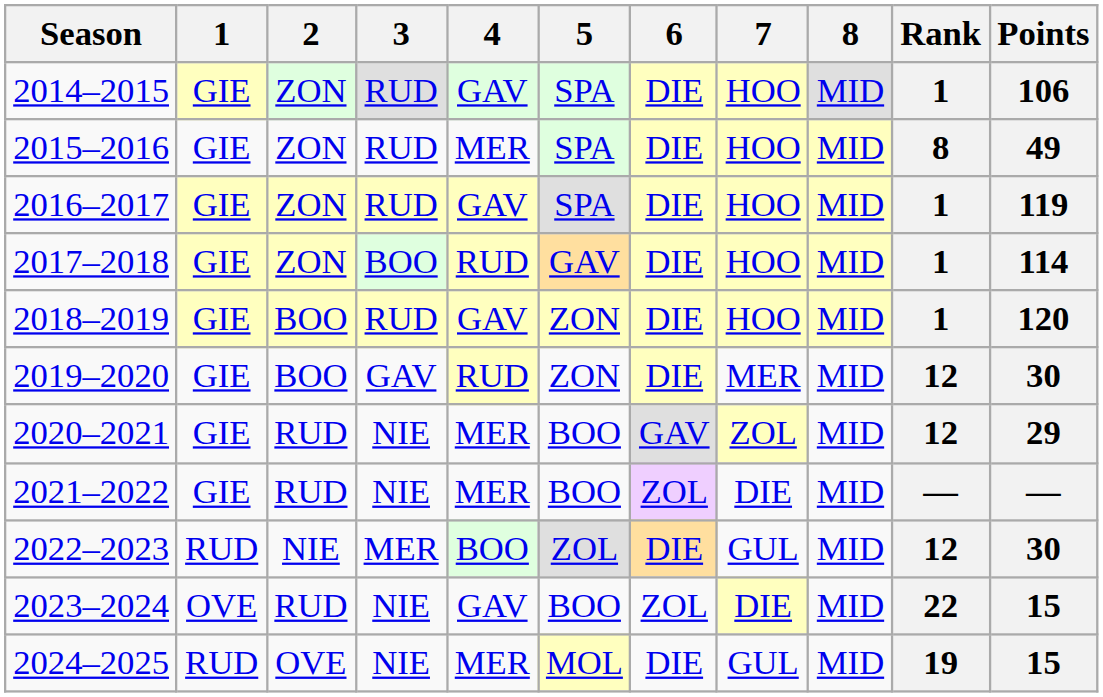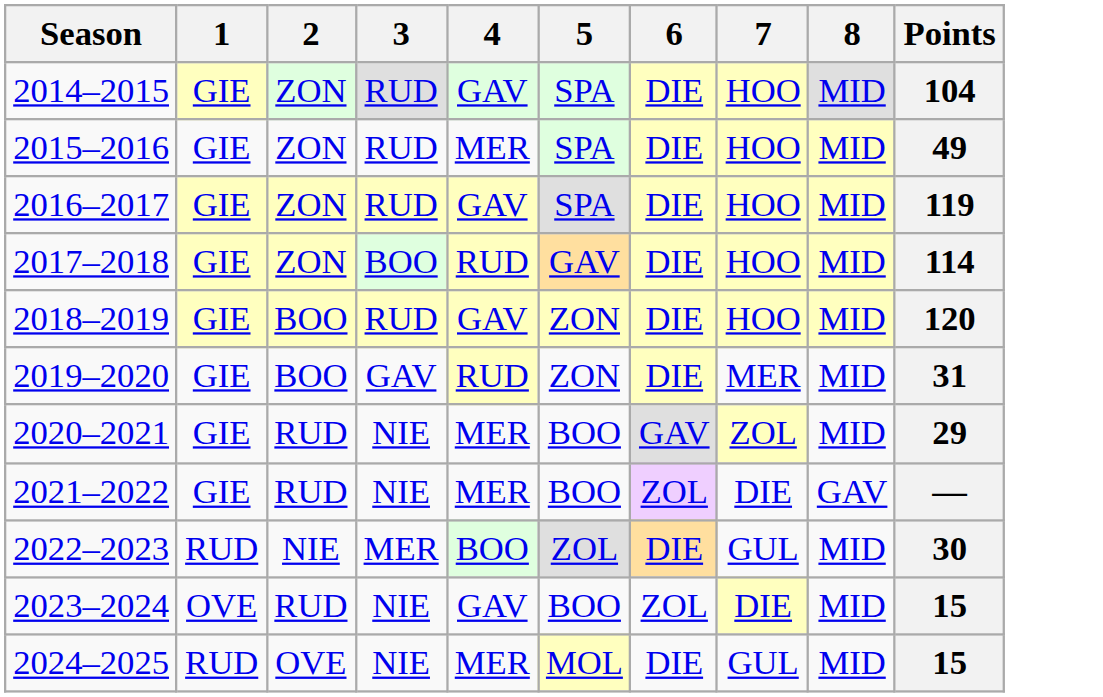- column: (941, 33)
(1043, 90) 106 -> (950, 90) 104
(1043, 376) 30 -> (950, 376) 31
(850, 490) MID -> (852, 490) GAV
